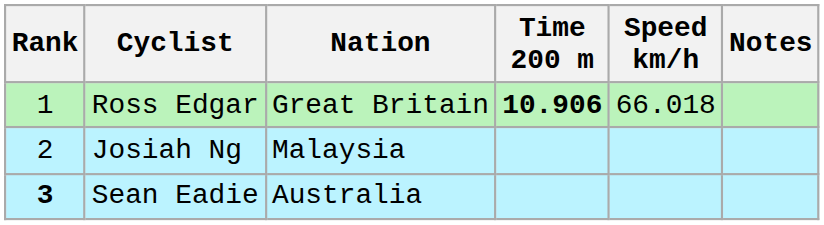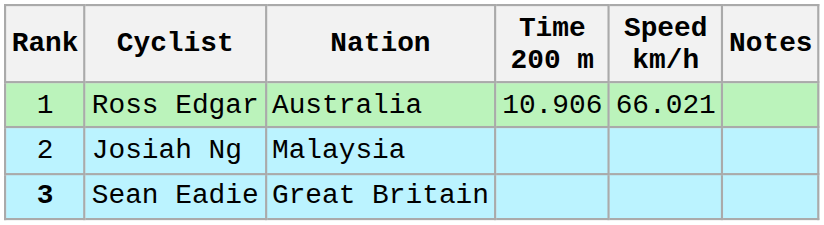(380, 105) Great Britain -> (347, 105) Australia
(552, 105) bold -> (552, 105) normal
(666, 105) 66.018 -> (666, 105) 66.021
(347, 196) Australia -> (380, 196) Great Britain
